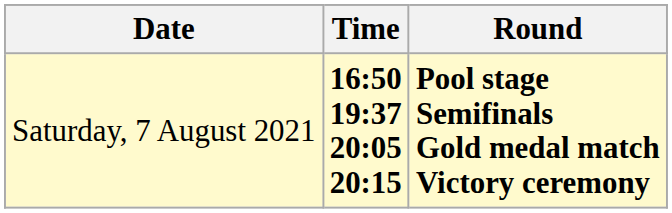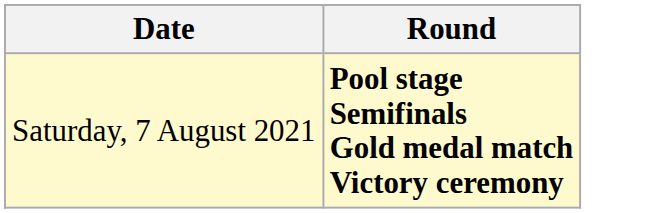- column: (366, 28)
